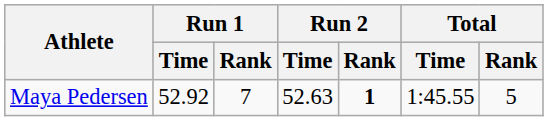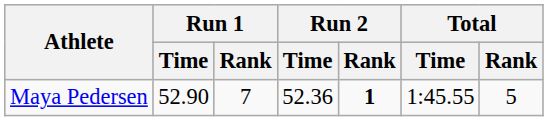(184, 97) 52.92 -> (184, 97) 52.90
(308, 97) 52.63 -> (308, 97) 52.36
